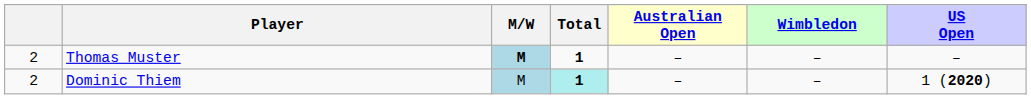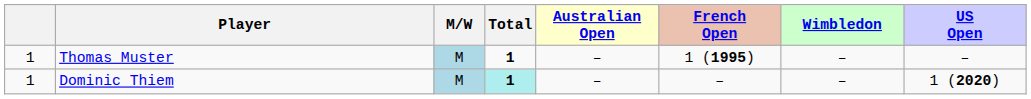+ column: (720, 25)
(34, 57) 2 -> (30, 57) 1
(521, 57) bold -> (459, 57) normal
(34, 81) 2 -> (30, 81) 1
